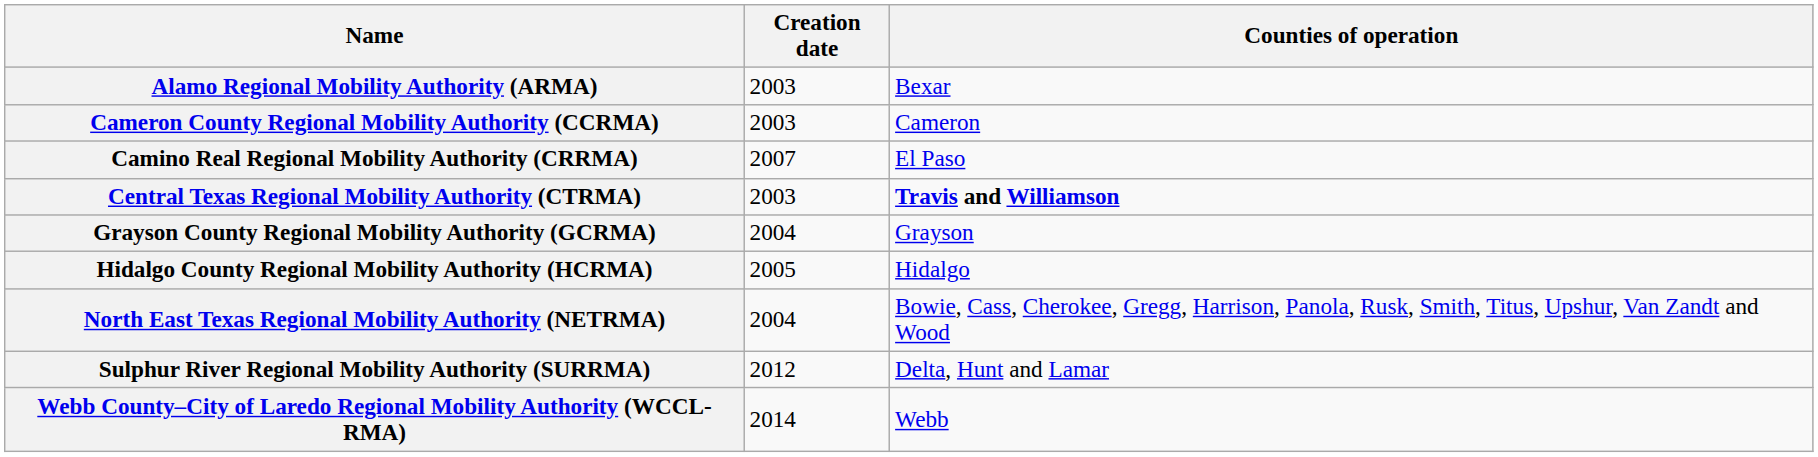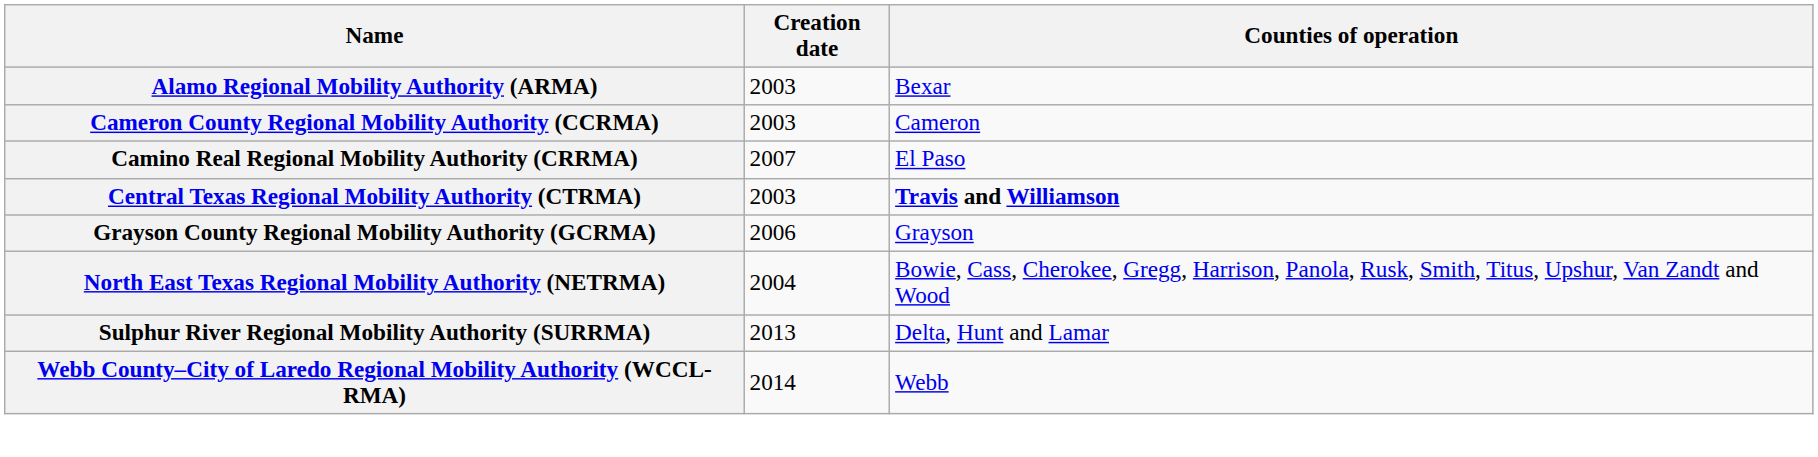(773, 232) 2004 -> (773, 232) 2006
- row: (374, 269)
(773, 369) 2012 -> (773, 332) 2013
